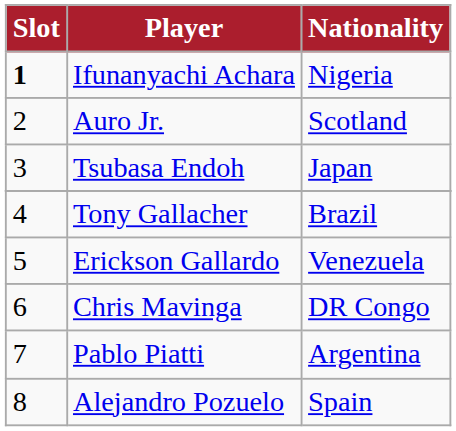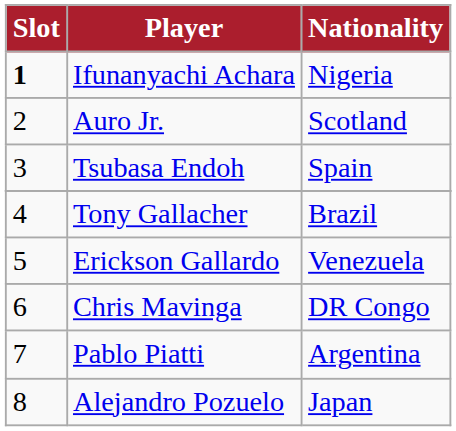(340, 167) Japan -> (340, 167) Spain
(340, 400) Spain -> (340, 400) Japan
